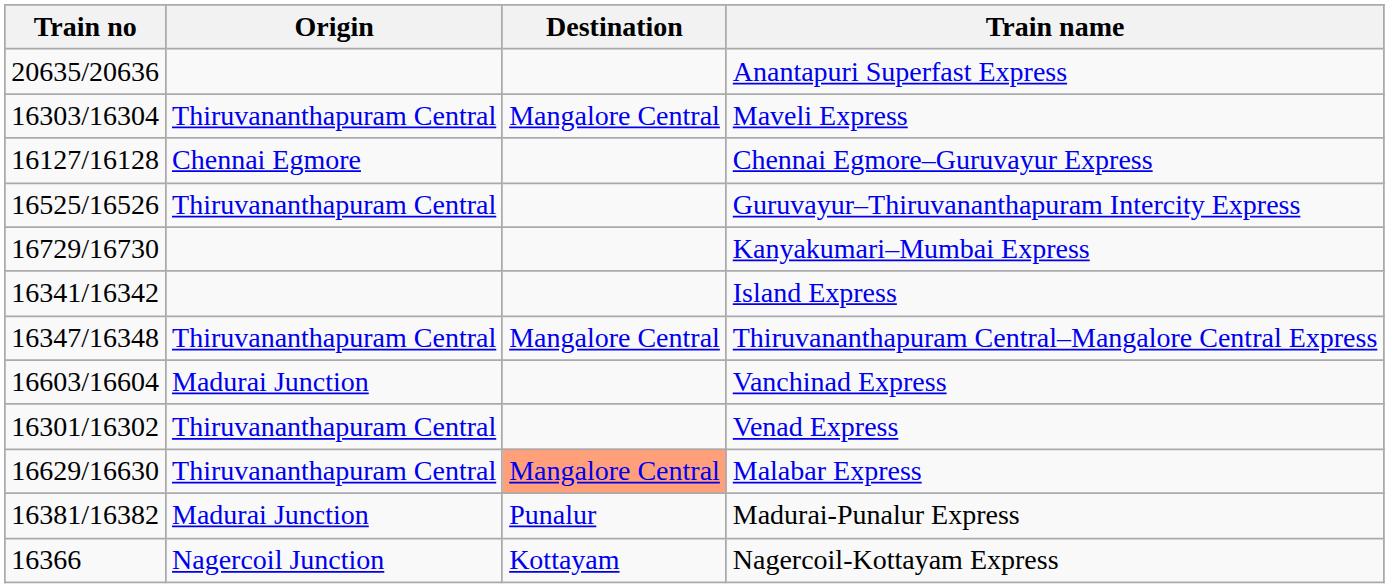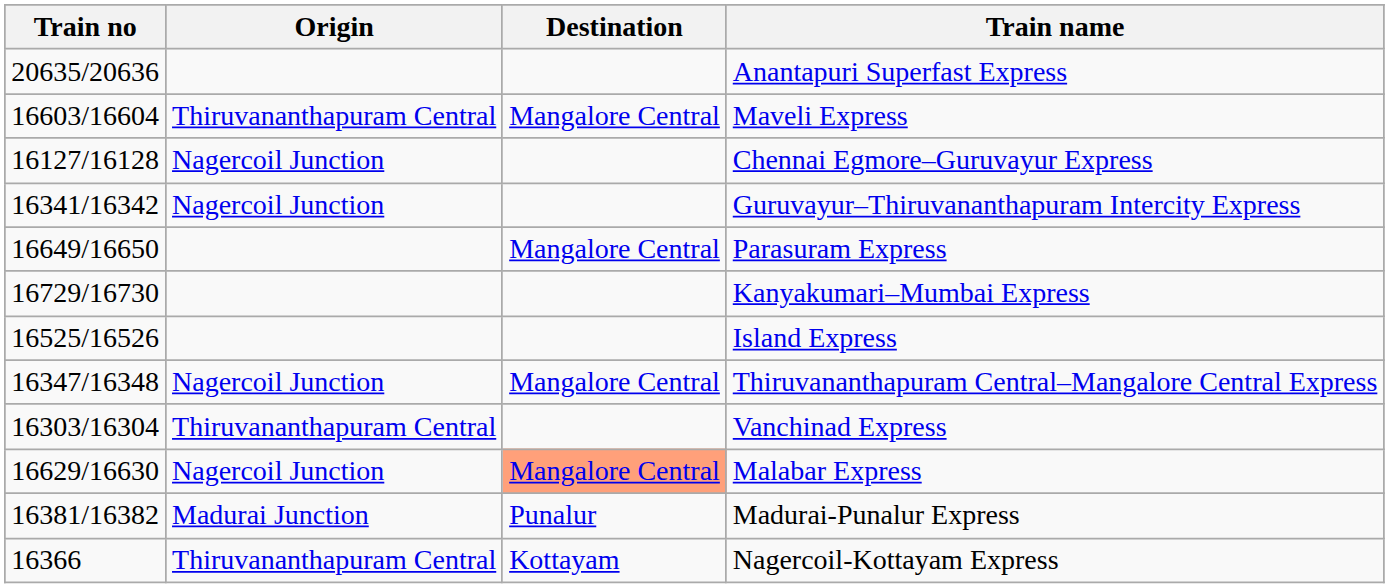(85, 115) 16303/16304 -> (85, 115) 16603/16604
(266, 159) Chennai Egmore -> (278, 159) Nagercoil Junction
(85, 204) 16525/16526 -> (85, 204) 16341/16342
(334, 204) Thiruvananthapuram Central -> (278, 204) Nagercoil Junction
+ row: (840, 248)
(85, 293) 16341/16342 -> (85, 337) 16525/16526
(334, 337) Thiruvananthapuram Central -> (278, 381) Nagercoil Junction
(85, 381) 16603/16604 -> (85, 426) 16303/16304
(270, 381) Madurai Junction -> (334, 426) Thiruvananthapuram Central
- row: (816, 426)
(334, 470) Thiruvananthapuram Central -> (278, 470) Nagercoil Junction
(278, 559) Nagercoil Junction -> (334, 559) Thiruvananthapuram Central
